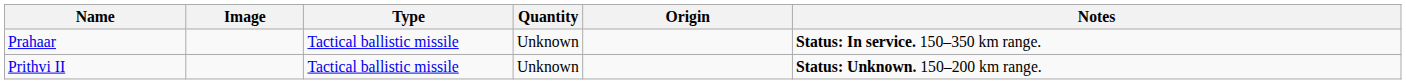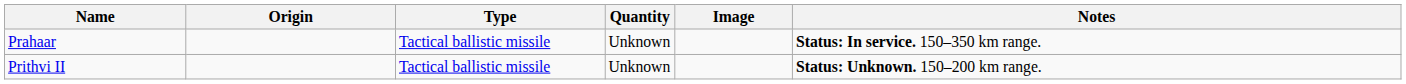columns swapped: (245, 16) <-> (688, 16)
